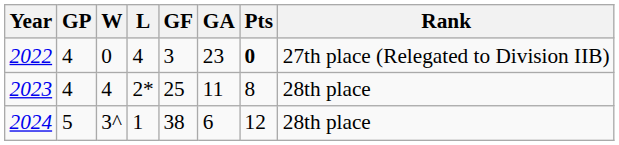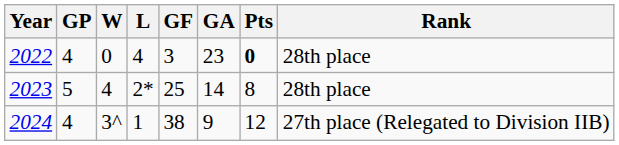(446, 55) 27th place (Relegated to Division IIB) -> (327, 55) 28th place
(67, 88) 4 -> (67, 88) 5
(213, 88) 11 -> (213, 88) 14
(67, 122) 5 -> (67, 122) 4
(208, 122) 6 -> (208, 122) 9
(327, 122) 28th place -> (446, 122) 27th place (Relegated to Division IIB)
